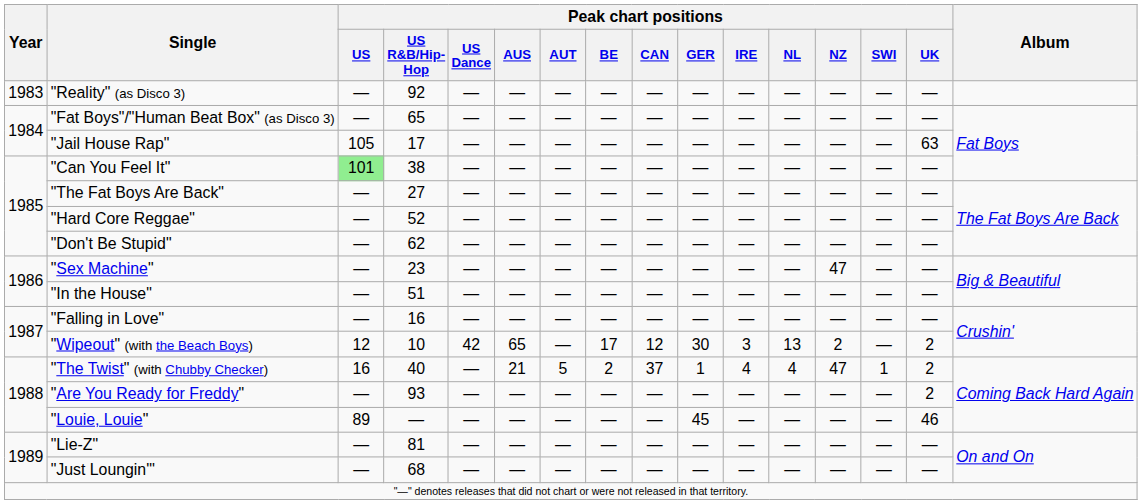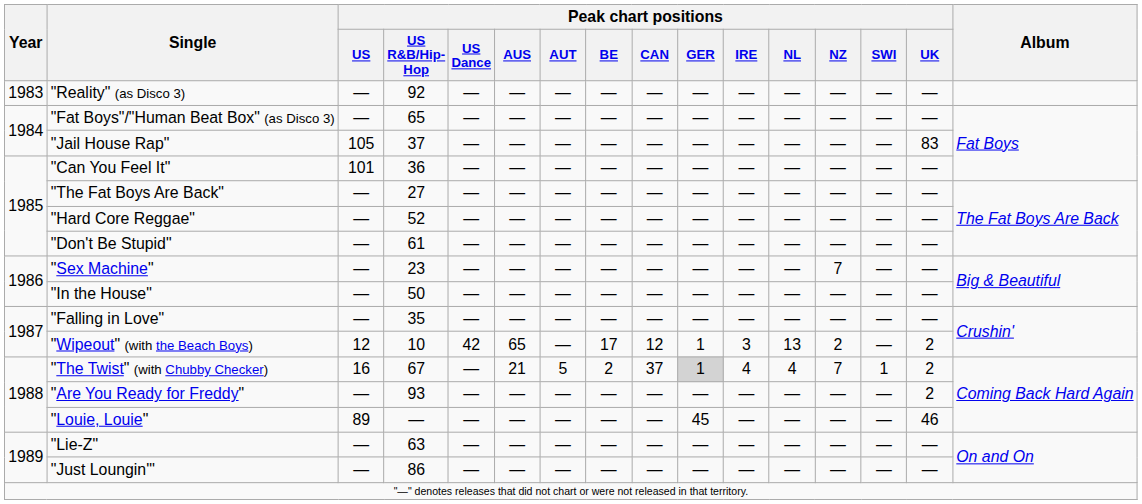(416, 143) 17 -> (416, 143) 37
(930, 143) 63 -> (930, 143) 83
(361, 168) lightgreen background -> (361, 168) no background
(416, 168) 38 -> (416, 168) 36
(416, 243) 62 -> (416, 243) 61
(838, 268) 47 -> (838, 268) 7
(416, 293) 51 -> (416, 293) 50
(416, 319) 16 -> (416, 319) 35
(700, 344) 30 -> (700, 344) 1
(416, 369) 40 -> (416, 369) 67
(700, 369) no background -> (700, 369) lightgrey background
(838, 369) 47 -> (838, 369) 7
(416, 444) 81 -> (416, 444) 63
(416, 469) 68 -> (416, 469) 86
